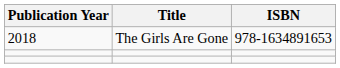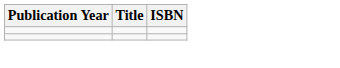- row: (22, 38)
